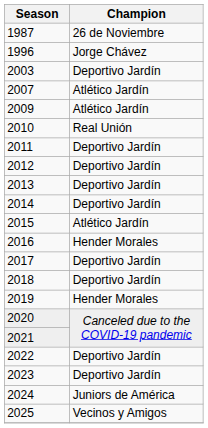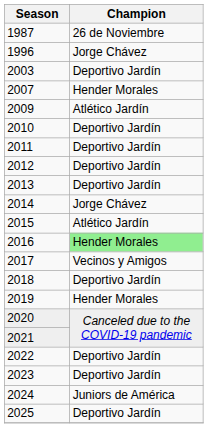(111, 90) Atlético Jardín -> (115, 90) Hender Morales
(102, 128) Real Unión -> (117, 128) Deportivo Jardín
(117, 204) Deportivo Jardín -> (110, 204) Jorge Chávez
(115, 242) no background -> (115, 242) lightgreen background
(117, 261) Deportivo Jardín -> (120, 261) Vecinos y Amigos
(120, 413) Vecinos y Amigos -> (117, 413) Deportivo Jardín
